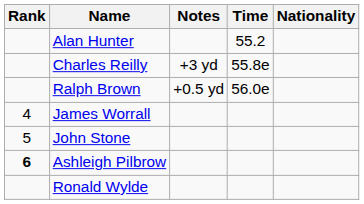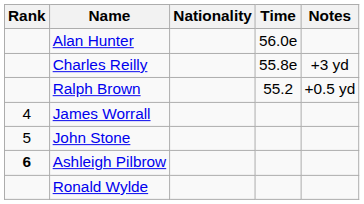columns swapped: (316, 16) <-> (199, 16)
(250, 41) 55.2 -> (278, 41) 56.0e
(250, 89) 56.0e -> (278, 89) 55.2
